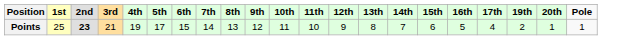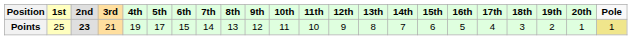+ column: (522, 12)
(582, 27) no background -> (612, 27) khaki background
